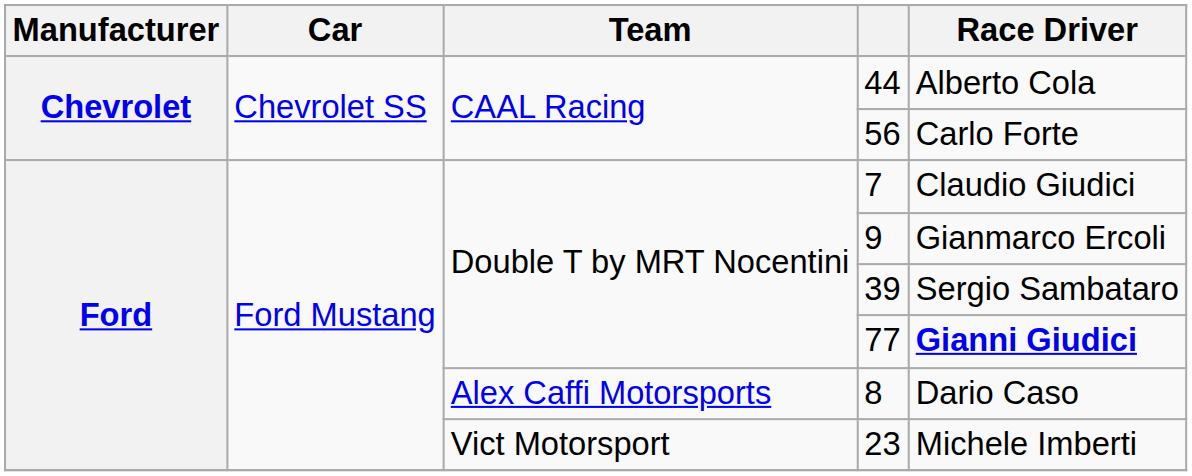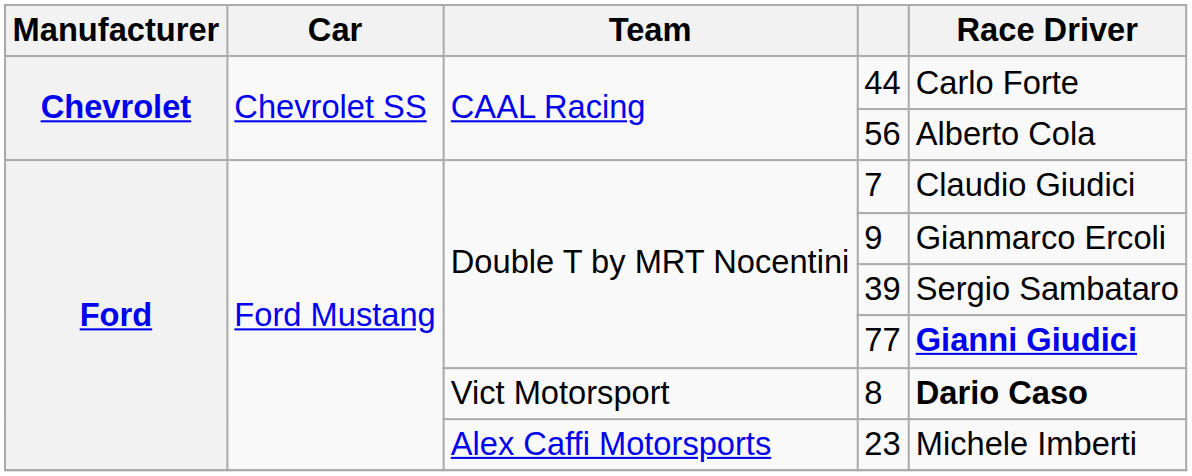(1006, 82) Alberto Cola -> (997, 82) Carlo Forte
(997, 133) Carlo Forte -> (1006, 133) Alberto Cola
(611, 392) Alex Caffi Motorsports -> (560, 392) Vict Motorsport
(997, 392) normal -> (1002, 392) bold
(560, 444) Vict Motorsport -> (611, 444) Alex Caffi Motorsports
